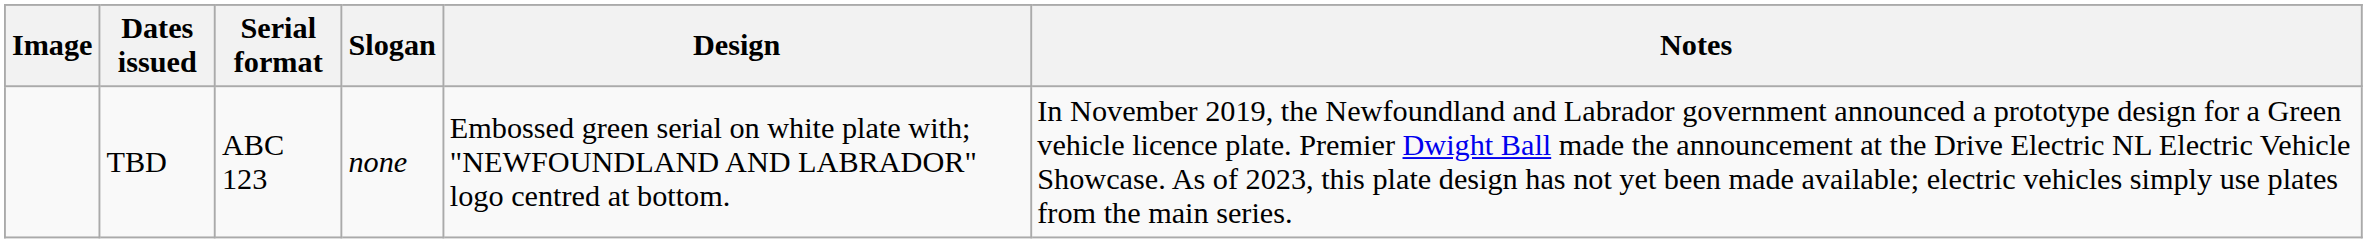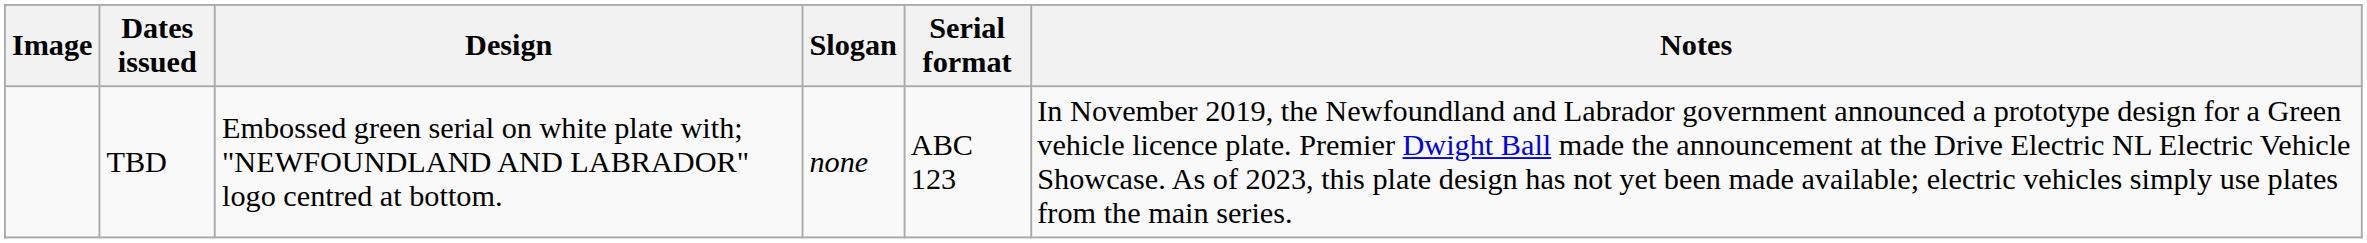columns swapped: (737, 45) <-> (278, 45)
